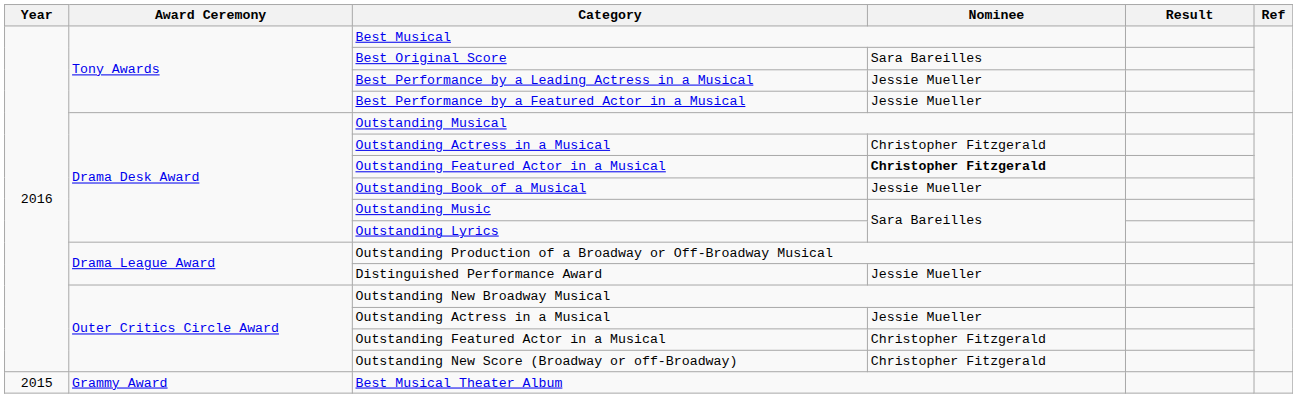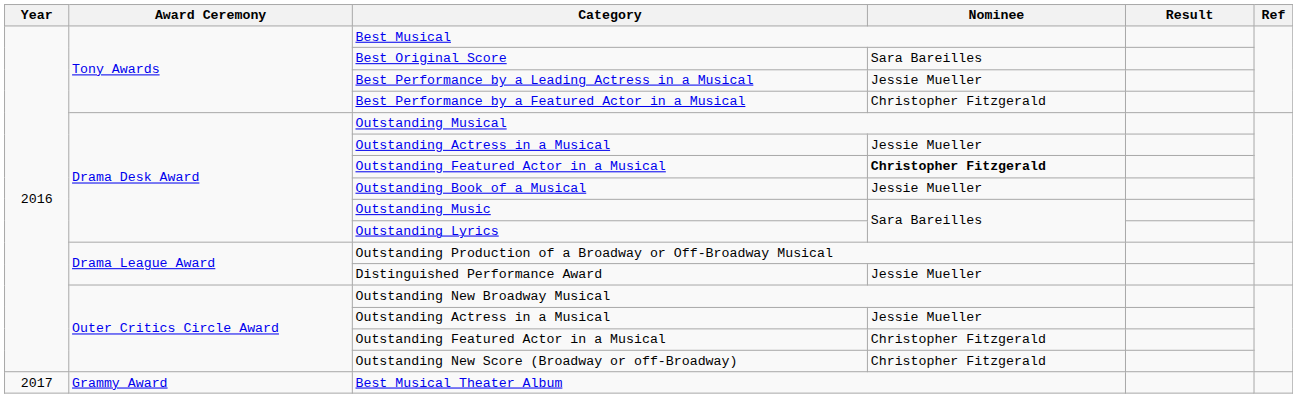(926, 102) Jessie Mueller -> (958, 102) Christopher Fitzgerald
(958, 145) Christopher Fitzgerald -> (926, 145) Jessie Mueller
(37, 383) 2015 -> (37, 383) 2017
